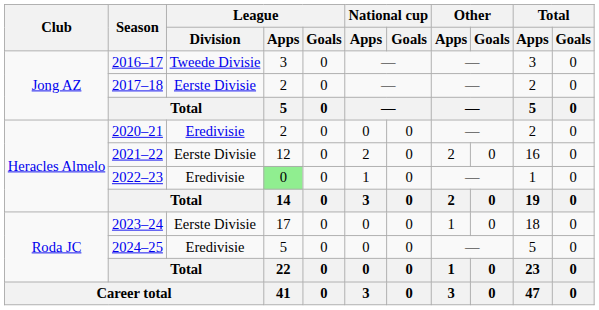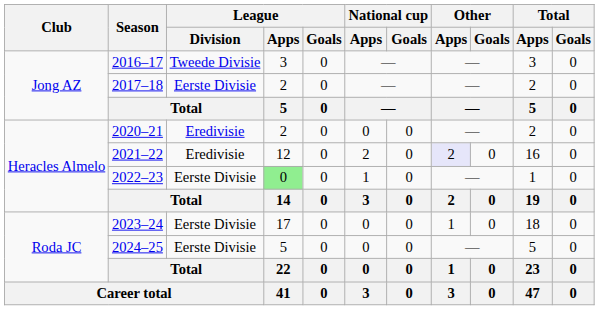(215, 154) Eerste Divisie -> (215, 154) Eredivisie
(451, 154) no background -> (451, 154) lavender background
(215, 177) Eredivisie -> (215, 177) Eerste Divisie
(215, 246) Eredivisie -> (215, 246) Eerste Divisie
